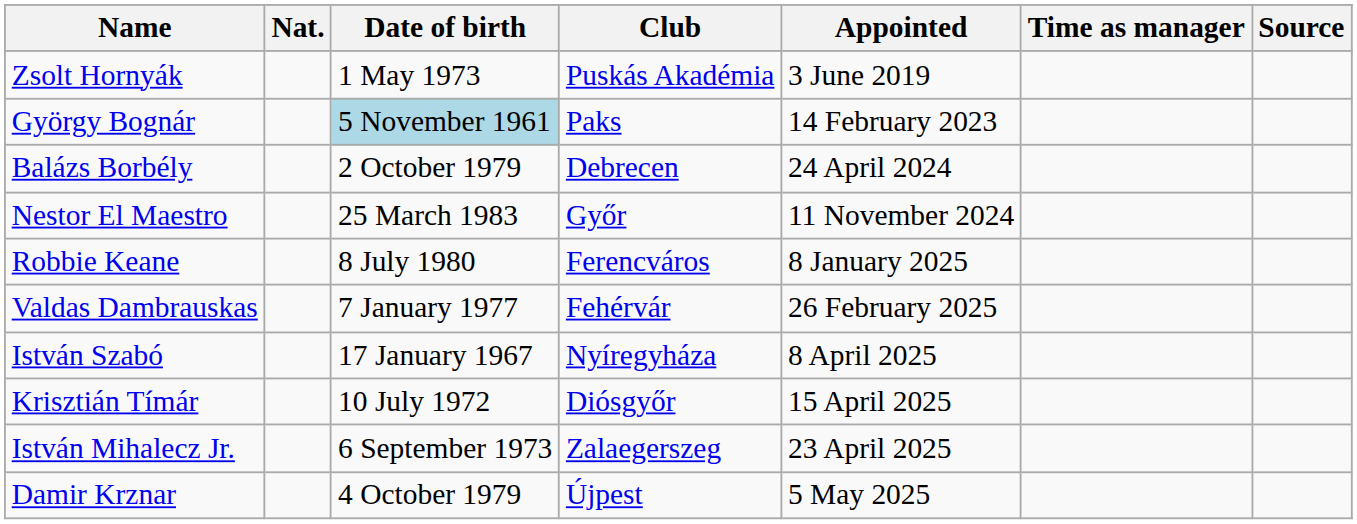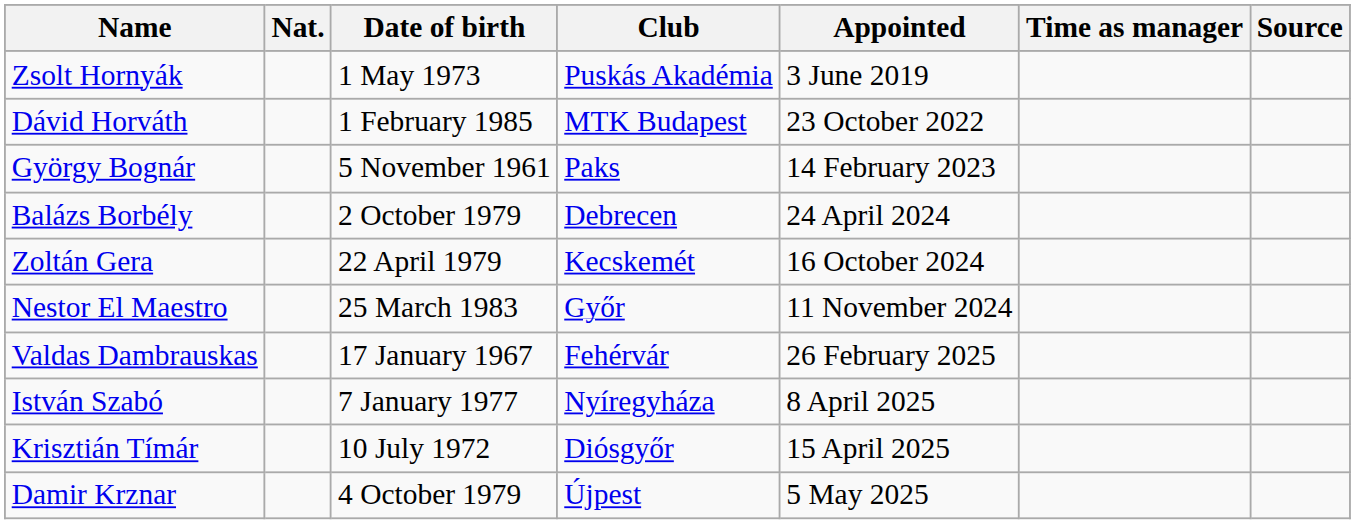+ row: (100, 121)
(444, 121) lightblue background -> (444, 167) no background
+ row: (82, 261)
- row: (95, 261)
(428, 307) 7 January 1977 -> (435, 354) 17 January 1967
(435, 354) 17 January 1967 -> (428, 401) 7 January 1977
- row: (123, 448)
